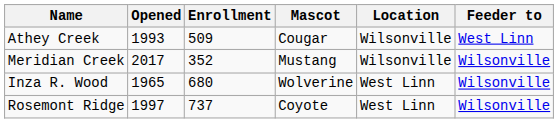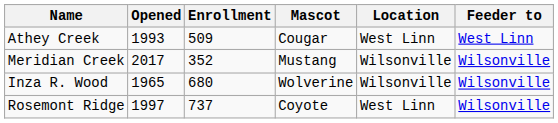(406, 39) Wilsonville -> (397, 39) West Linn
(397, 84) West Linn -> (406, 84) Wilsonville
